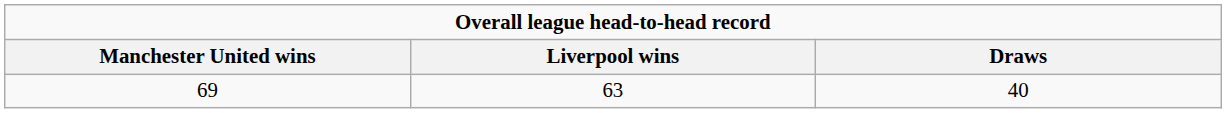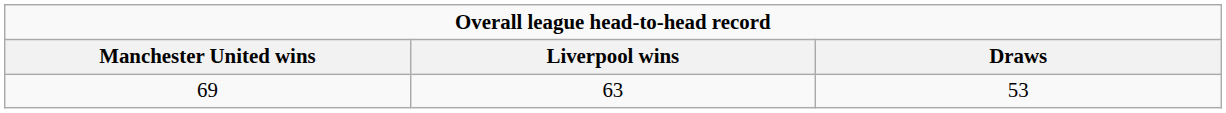(1018, 90) 40 -> (1018, 90) 53
